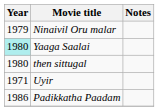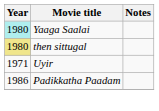- row: (75, 30)
(18, 64) no background -> (18, 47) khaki background
